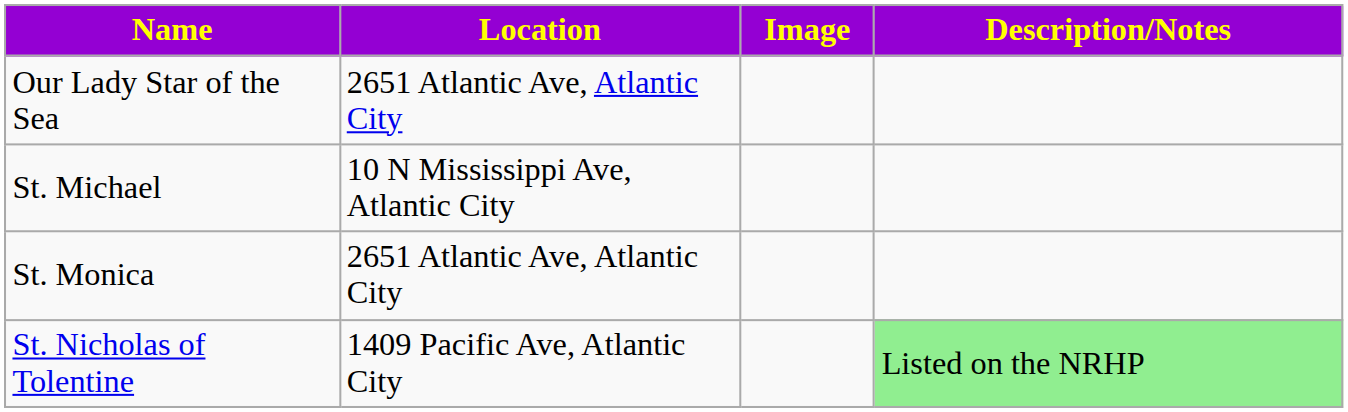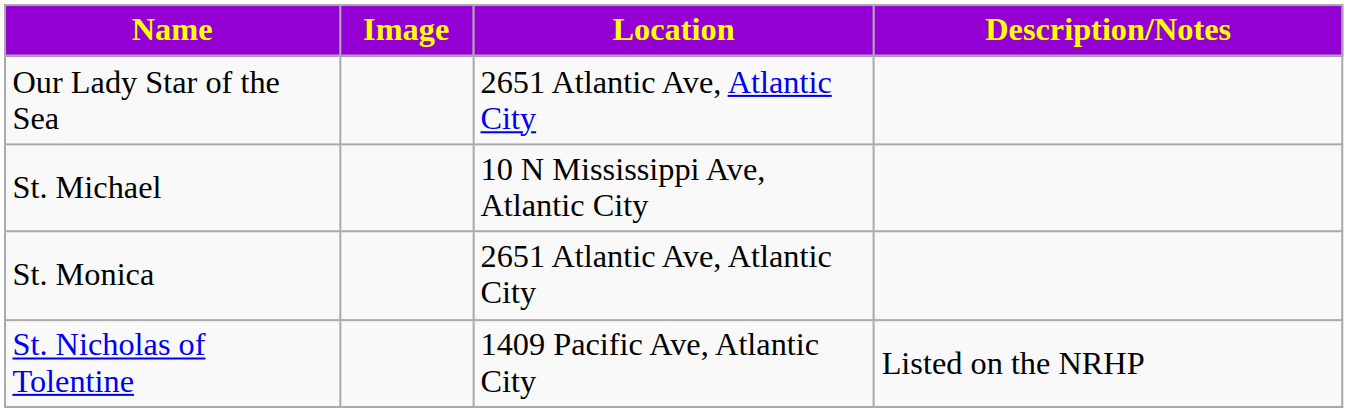columns swapped: (807, 30) <-> (540, 30)
(1013, 362) lightgreen background -> (1013, 362) no background
